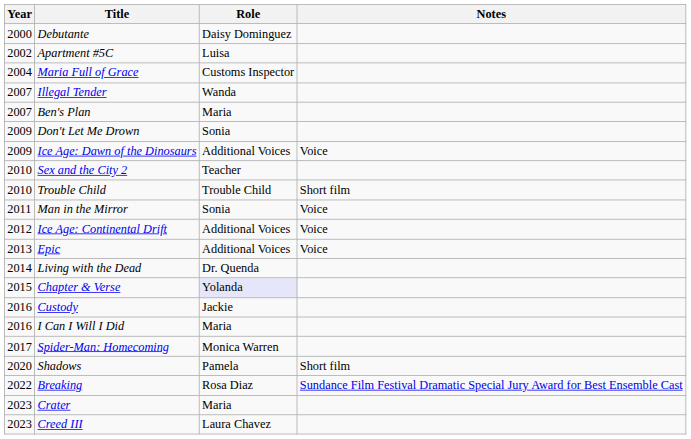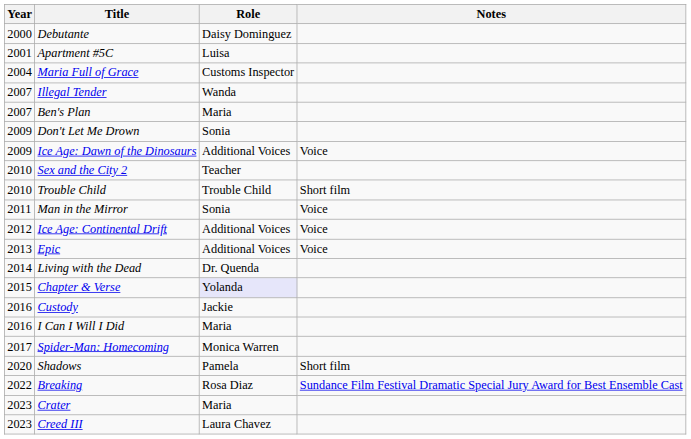(20, 53) 2002 -> (20, 53) 2001
